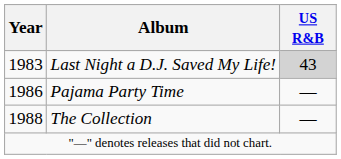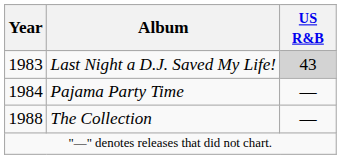(26, 91) 1986 -> (26, 91) 1984
